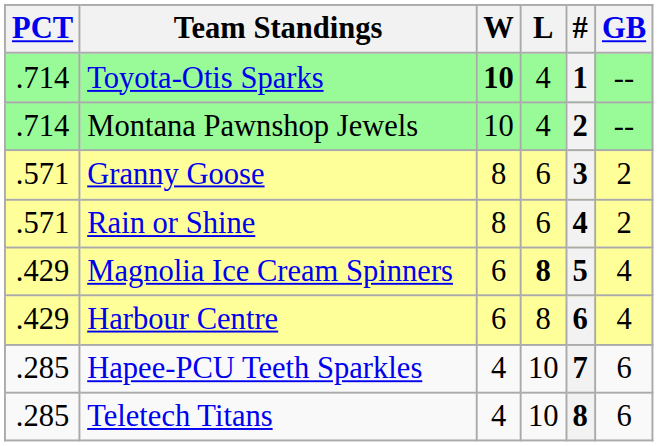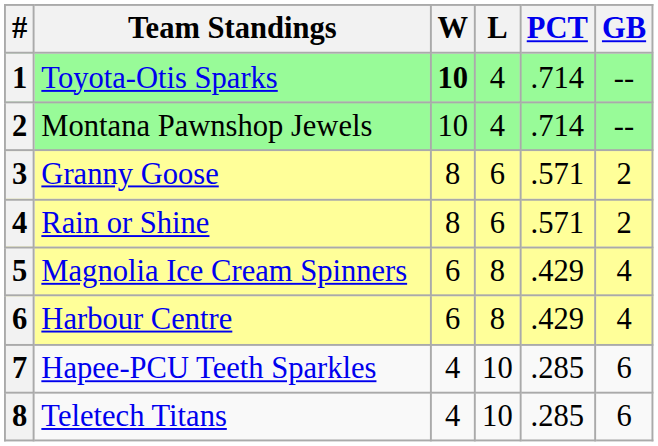columns swapped: (580, 28) <-> (43, 28)
(543, 271) bold -> (497, 271) normal
